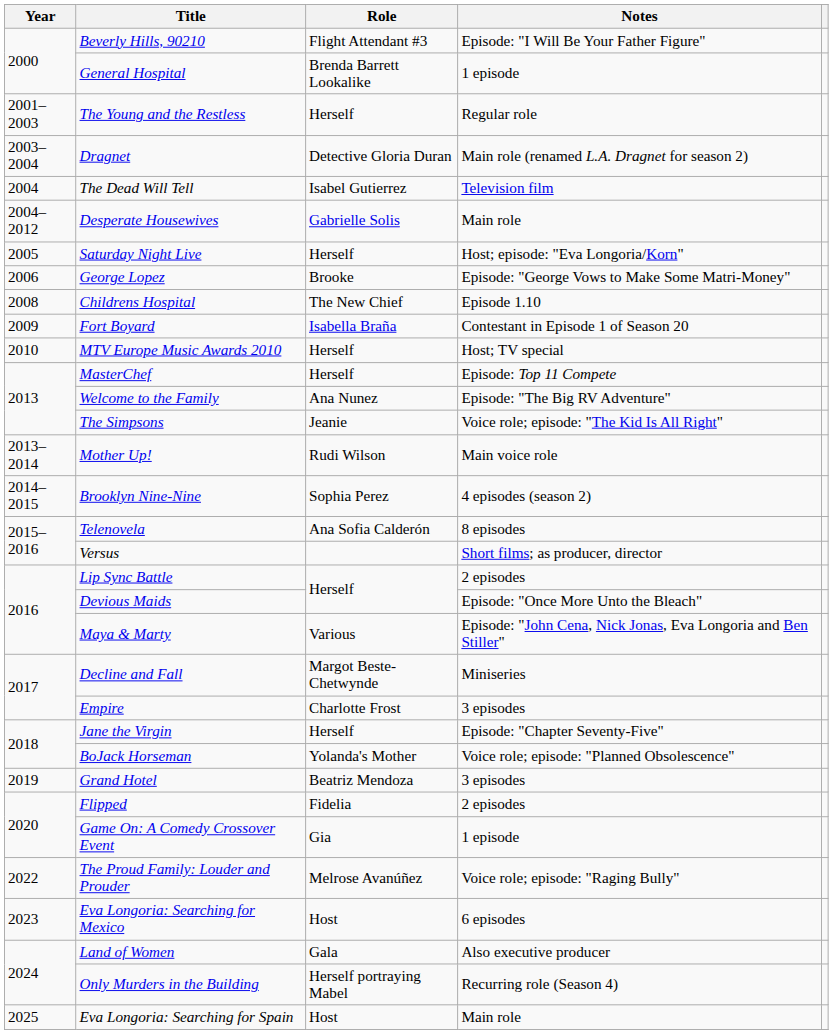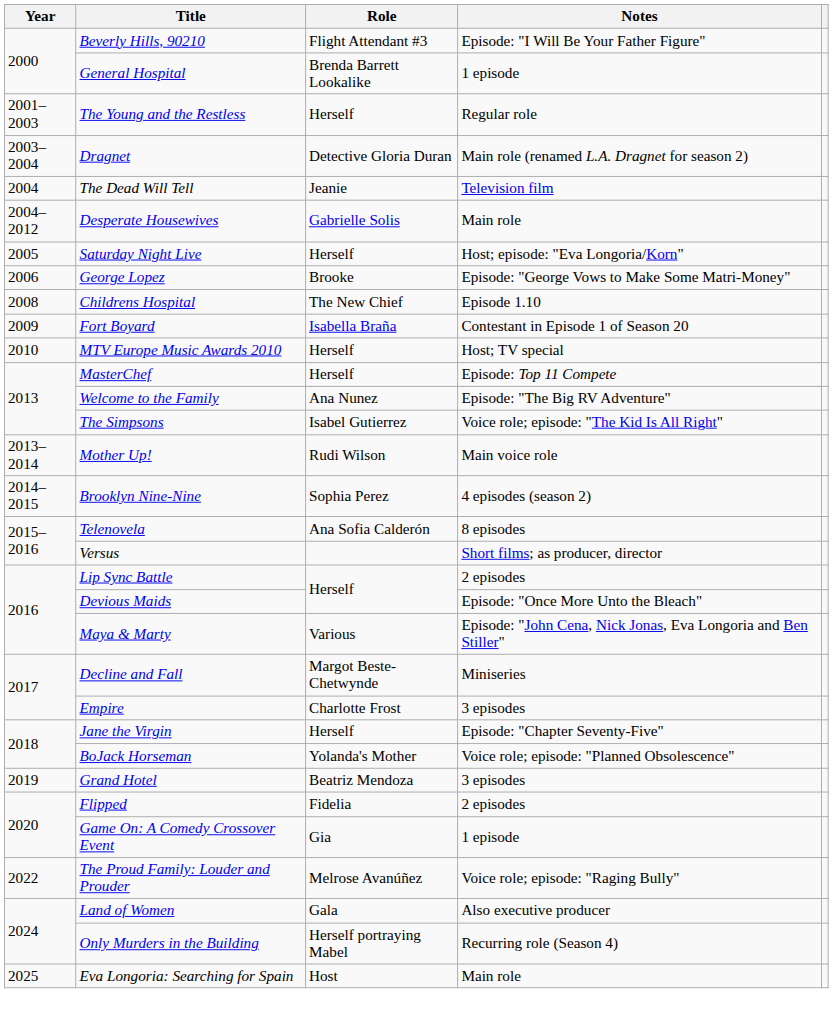(358, 188) Isabel Gutierrez -> (328, 188) Jeanie
(328, 422) Jeanie -> (358, 422) Isabel Gutierrez
- row: (167, 919)
